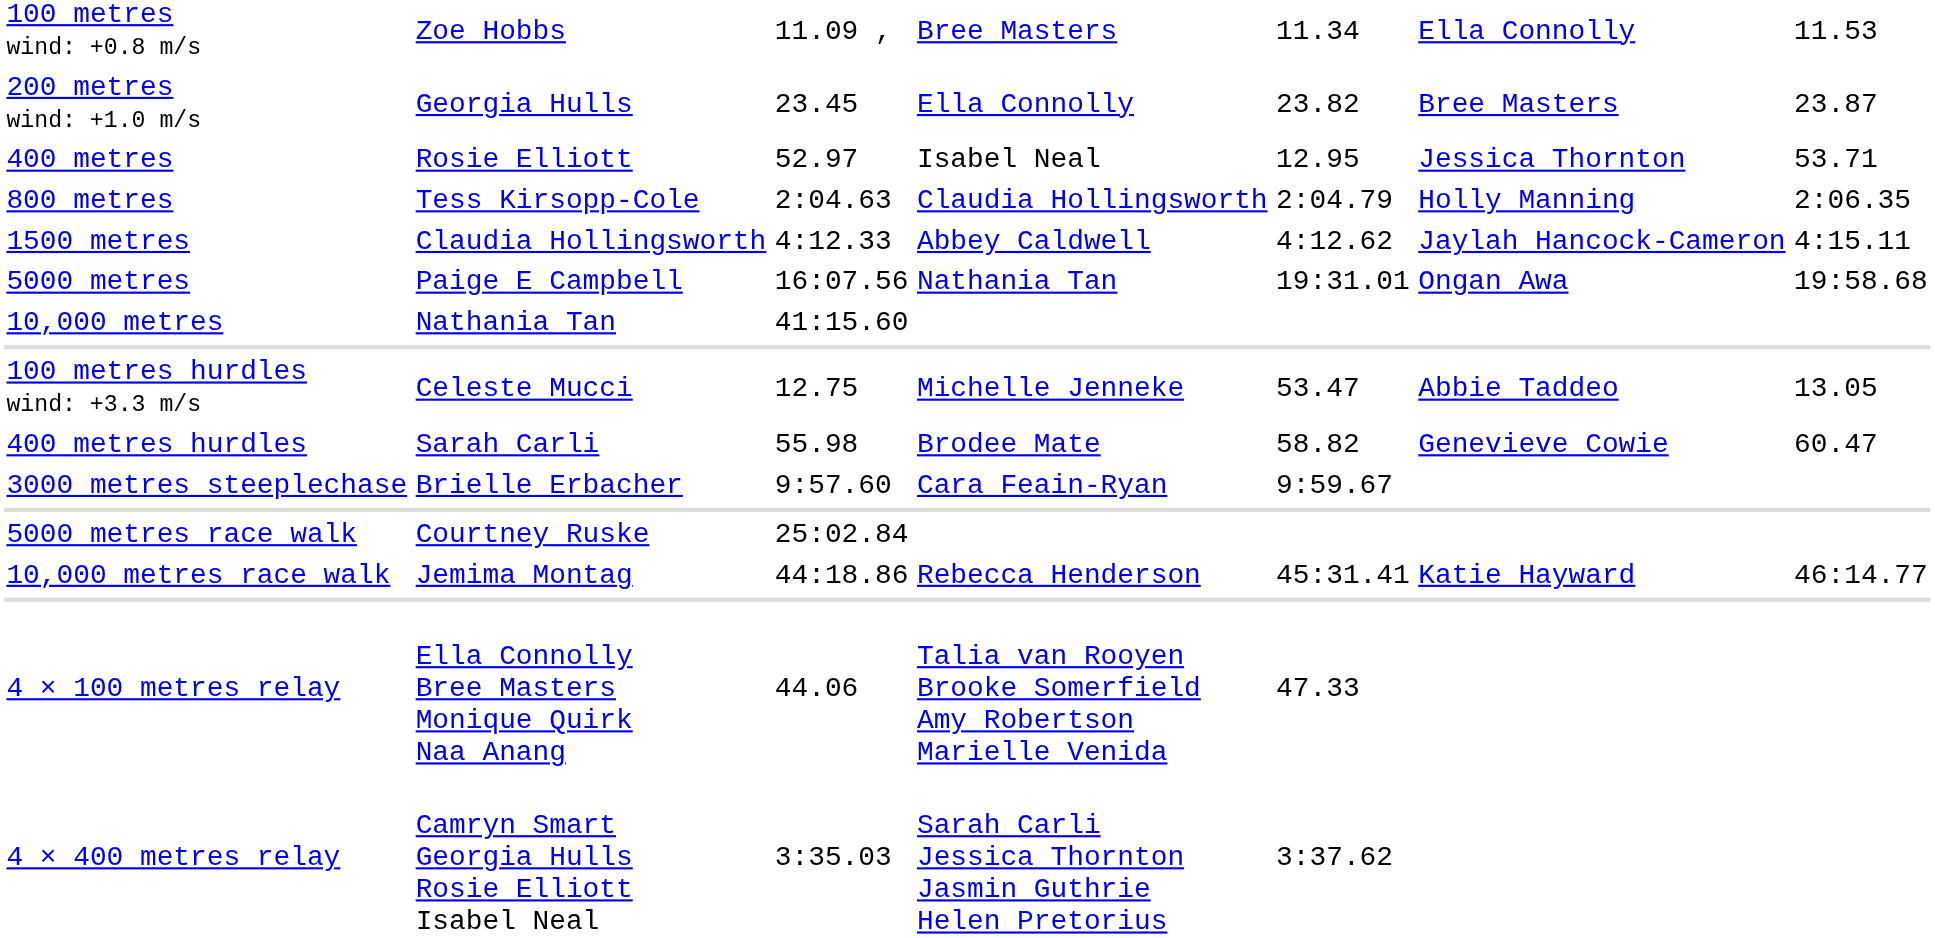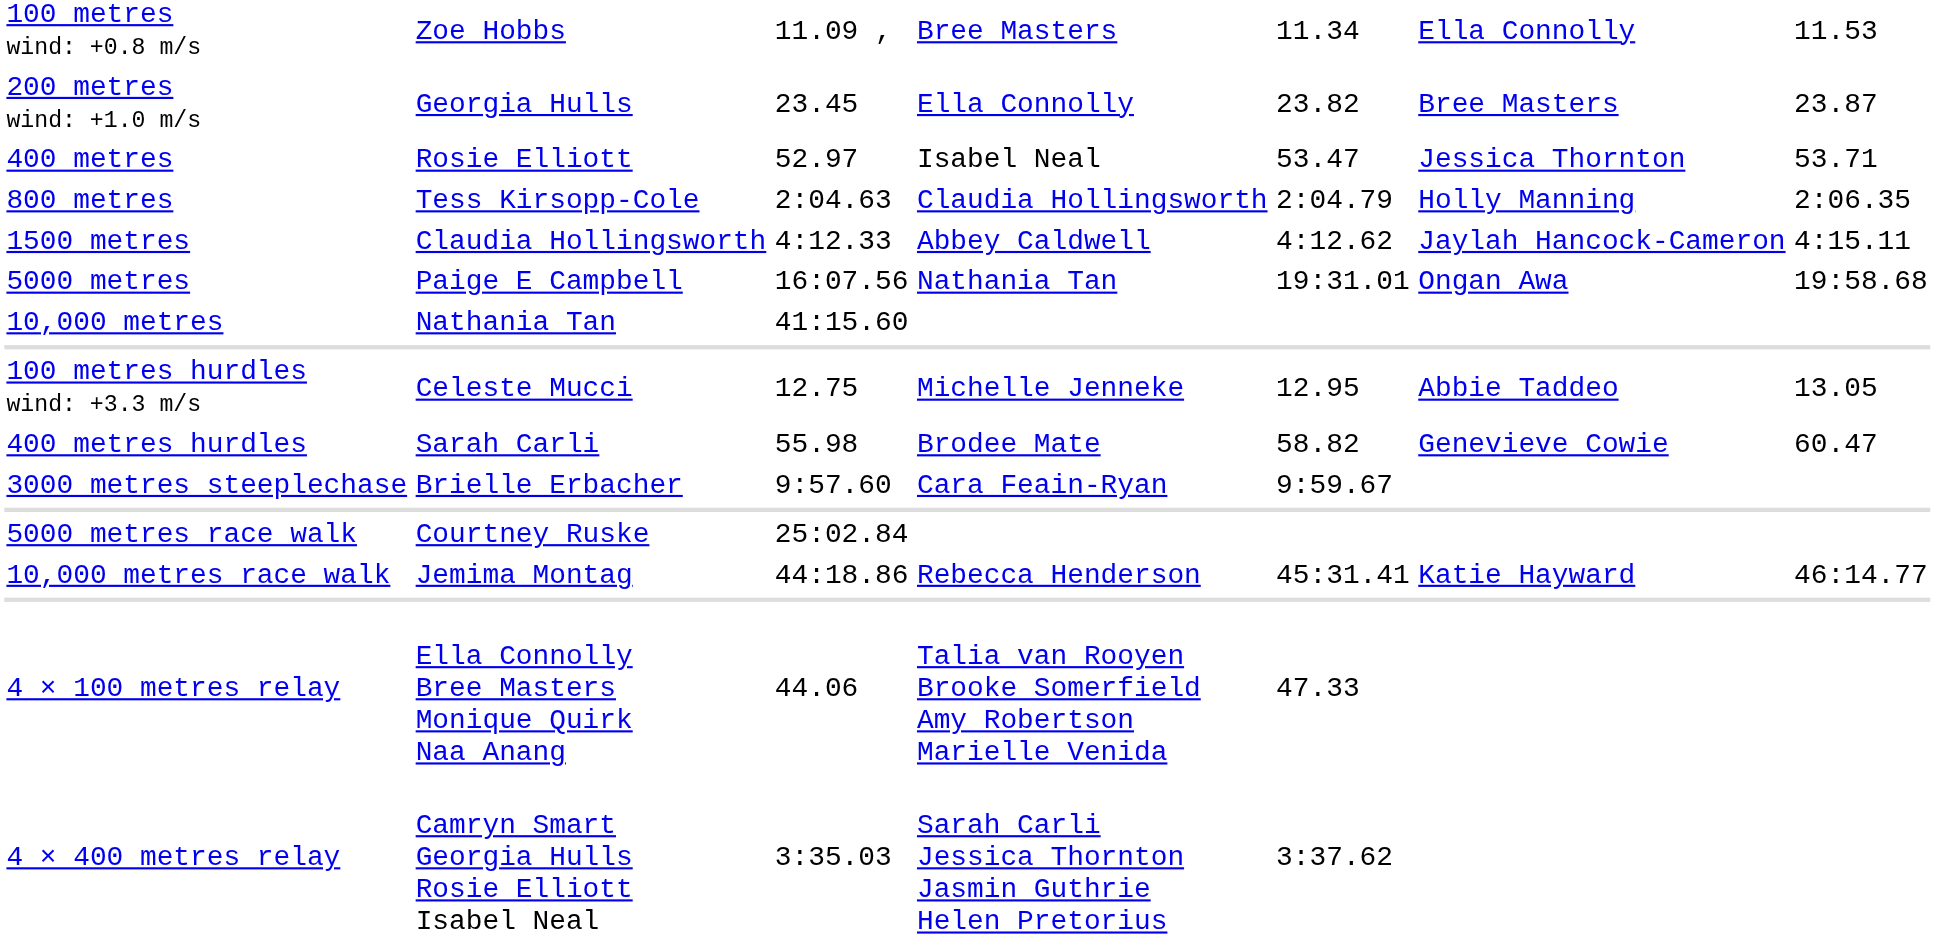(1318, 160) 12.95 -> (1318, 160) 53.47
(1318, 388) 53.47 -> (1318, 388) 12.95
